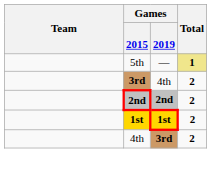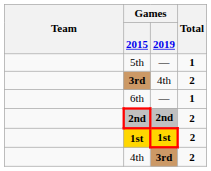(192, 62) khaki background -> (192, 62) no background
+ row: (137, 99)
